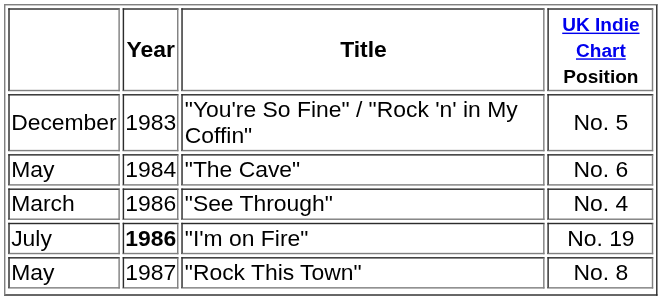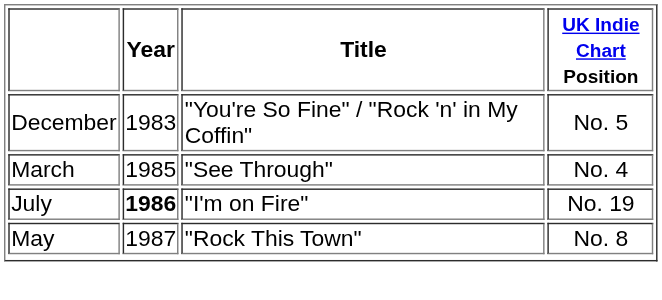- row: (242, 169)
(151, 203) 1986 -> (151, 169) 1985
